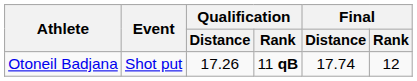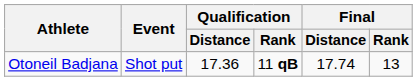(220, 64) 17.26 -> (220, 64) 17.36
(391, 64) 12 -> (391, 64) 13
